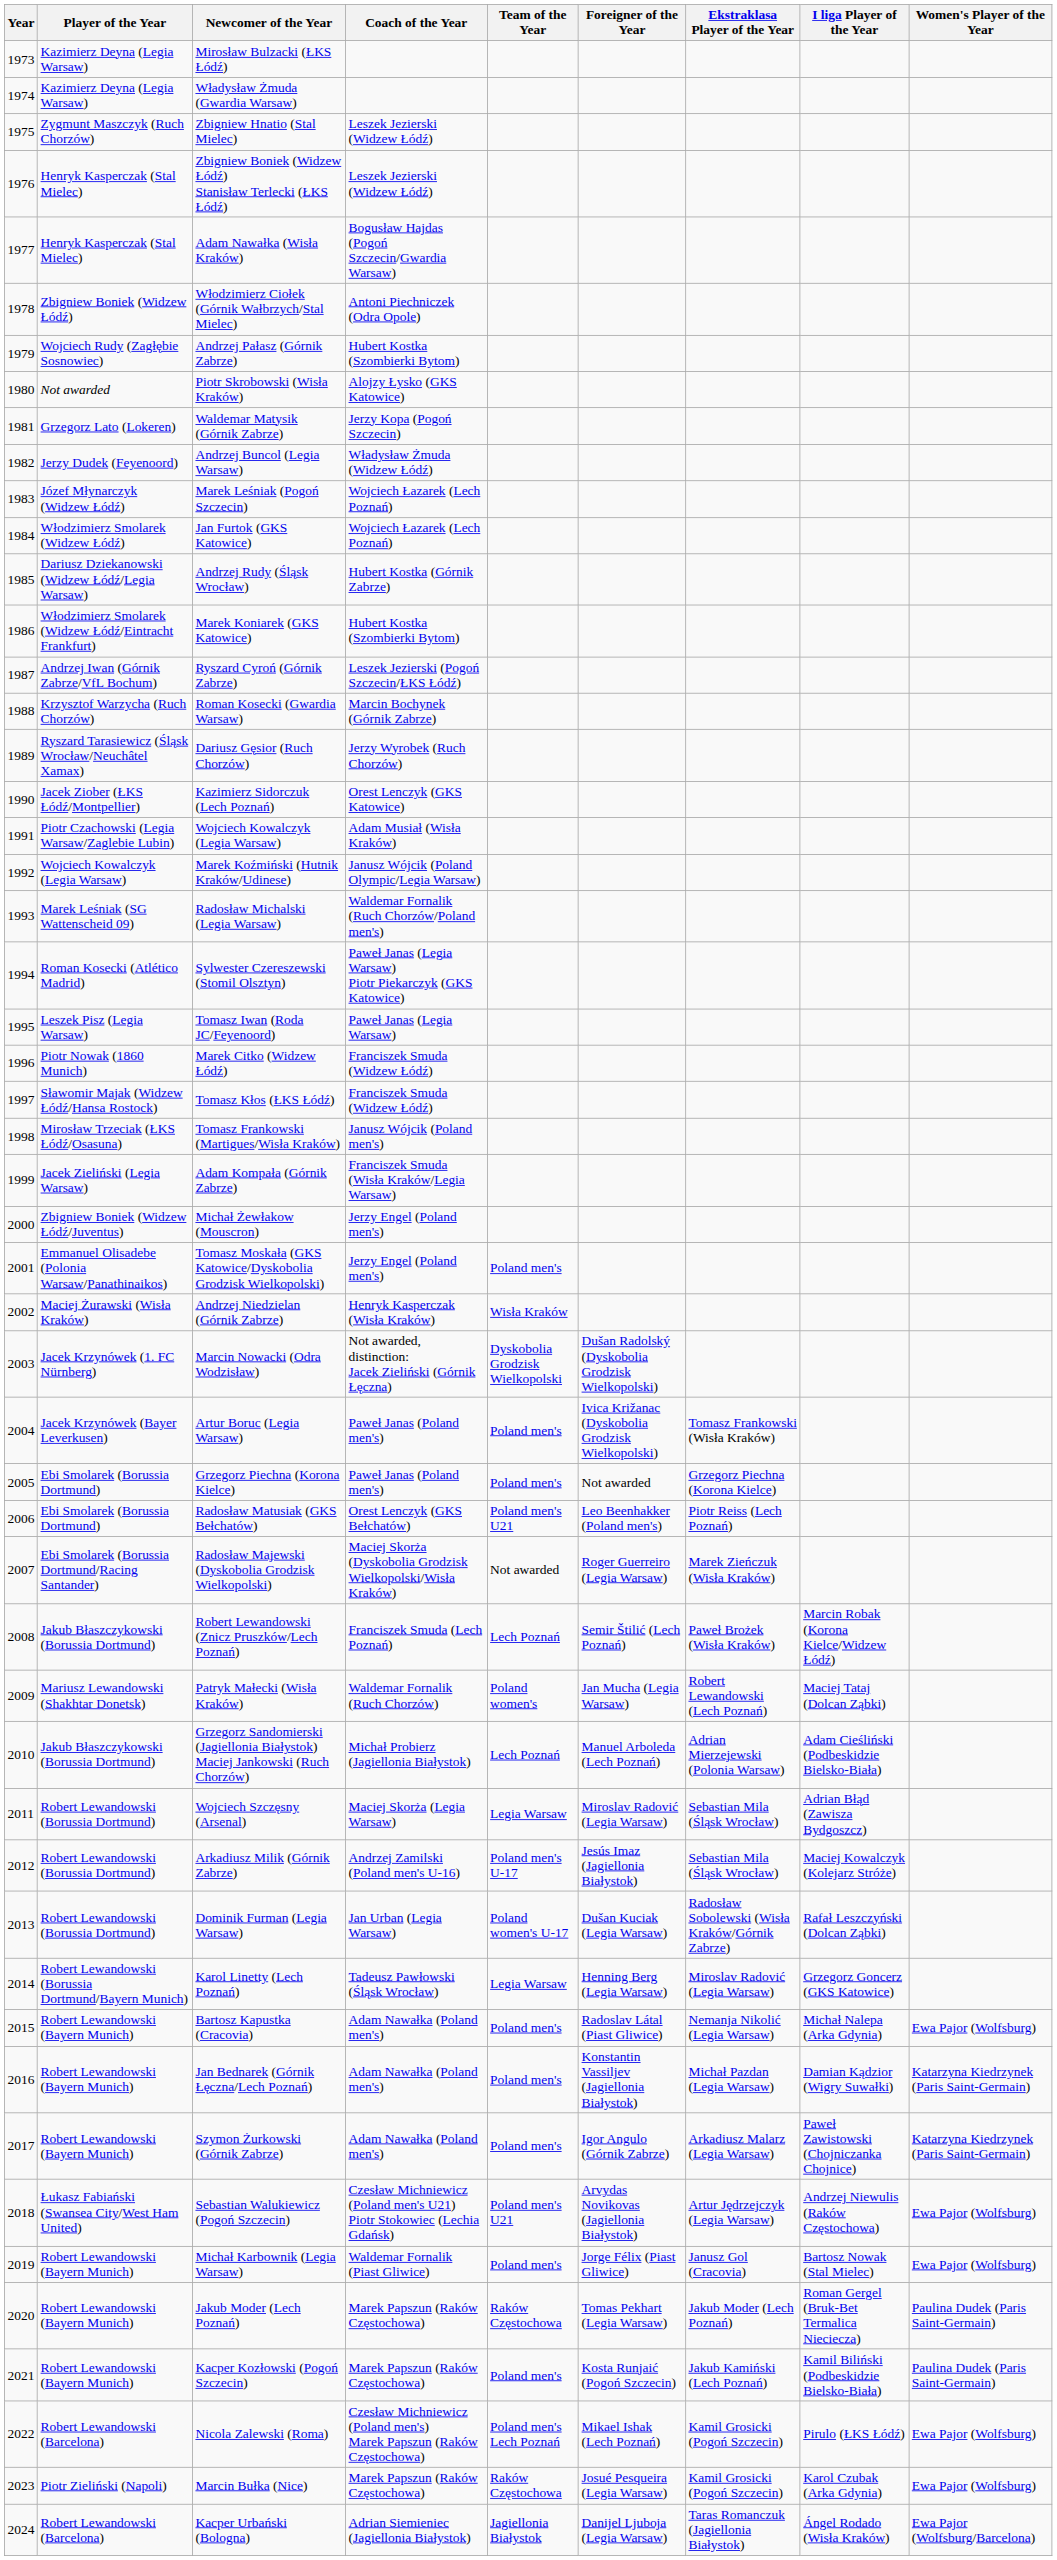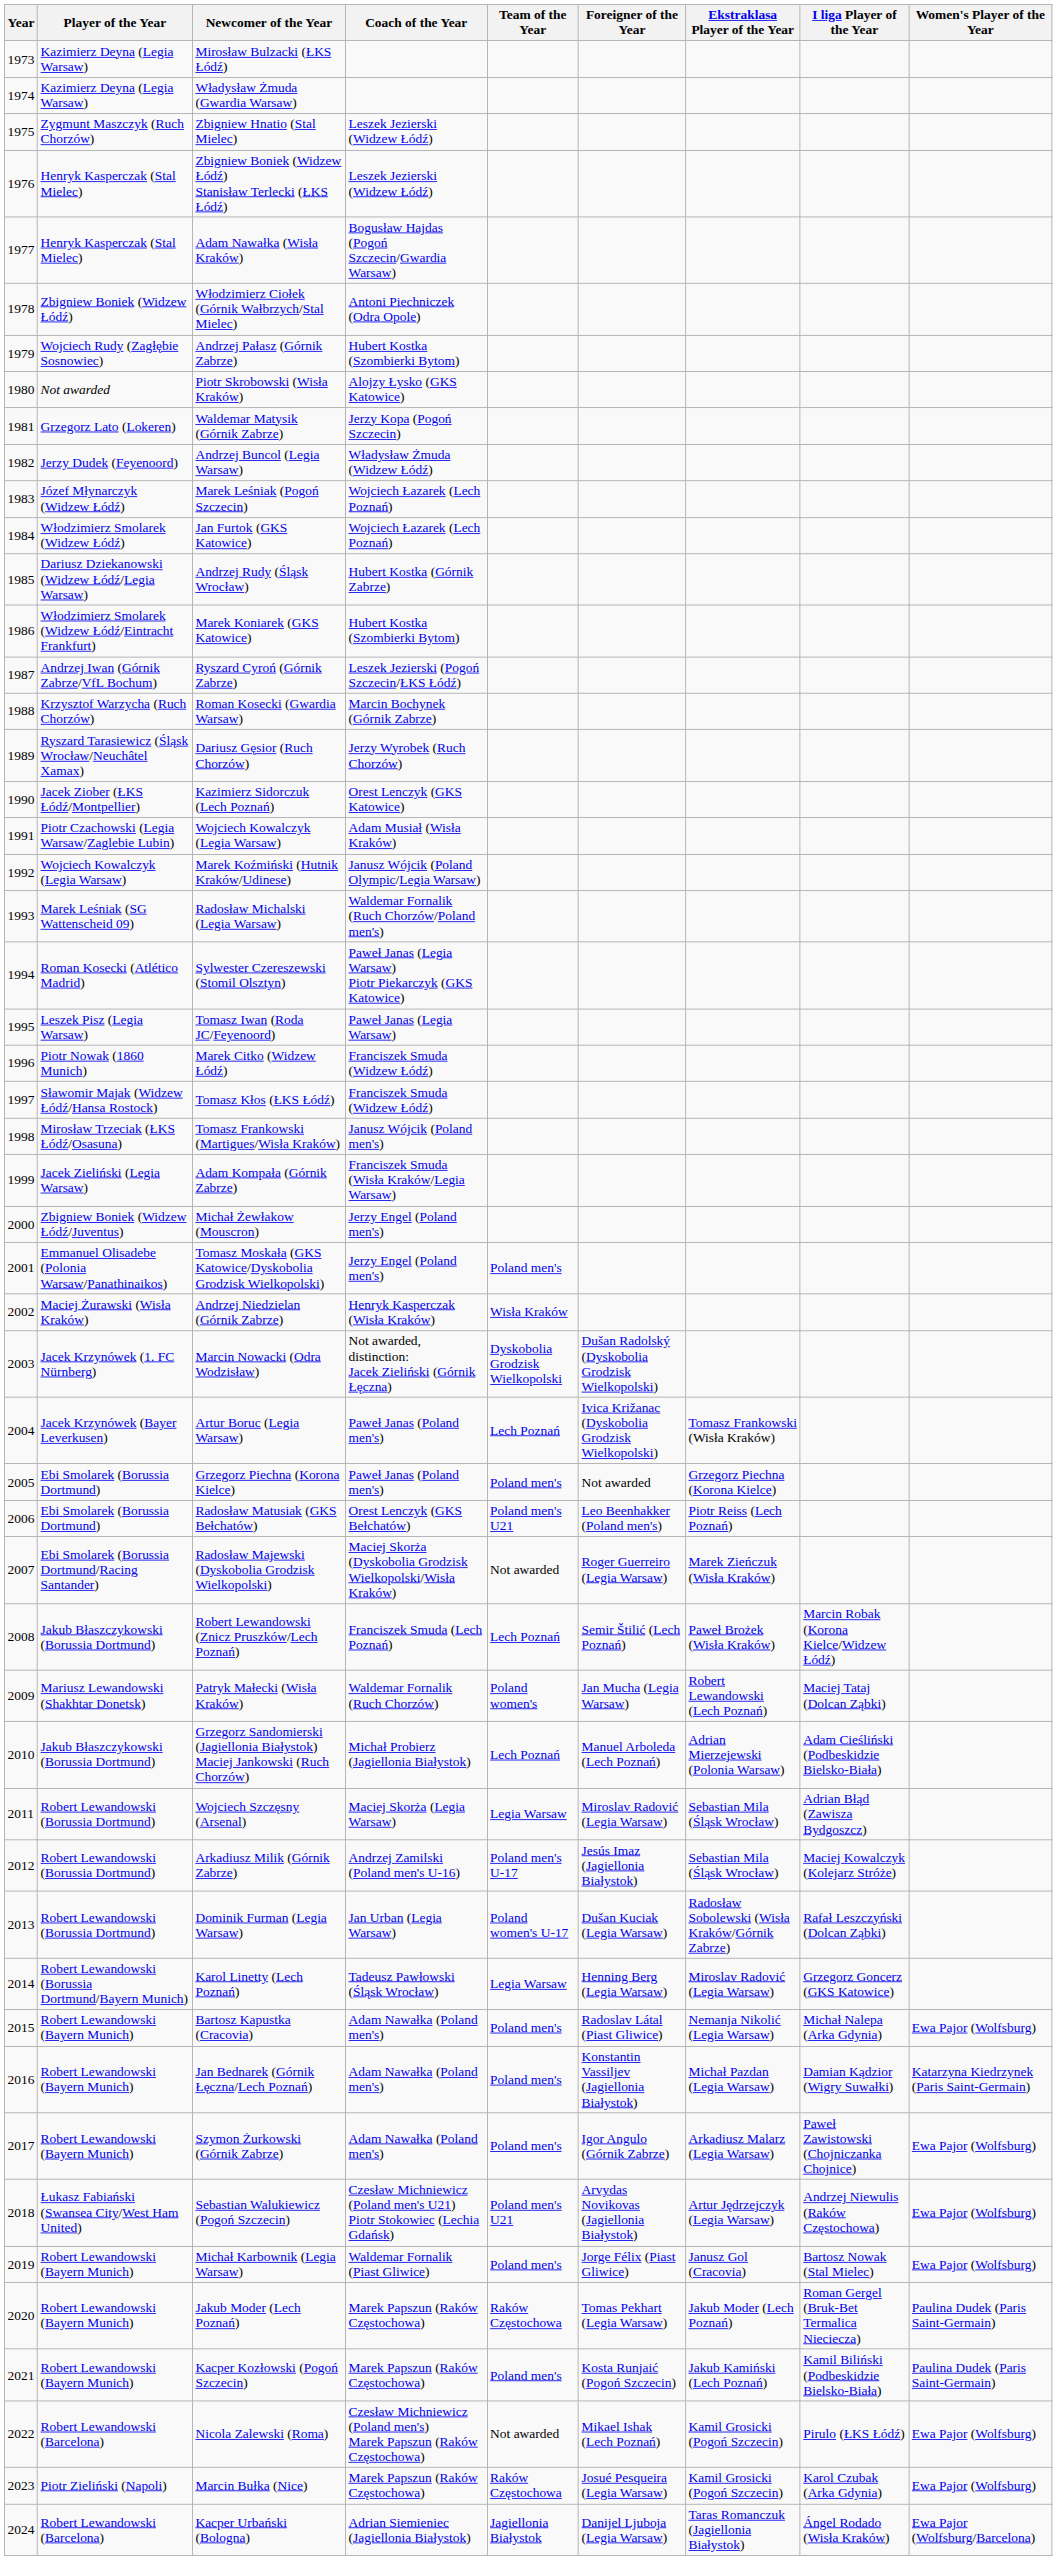(526, 1430) Poland men's -> (525, 1430) Lech Poznań
(972, 2146) Katarzyna Kiedrzynek (Paris Saint-Germain) -> (974, 2146) Ewa Pajor (Wolfsburg)
(526, 2434) Poland men's Lech Poznań -> (525, 2434) Not awarded
